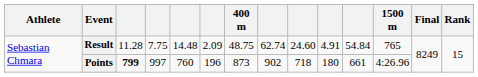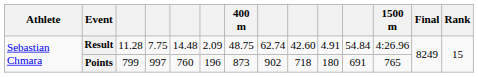(303, 45) 24.60 -> (303, 45) 42.60
(392, 45) 765 -> (392, 45) 4:26.96
(131, 63) bold -> (131, 63) normal
(358, 63) 661 -> (358, 63) 691
(392, 63) 4:26.96 -> (392, 63) 765
